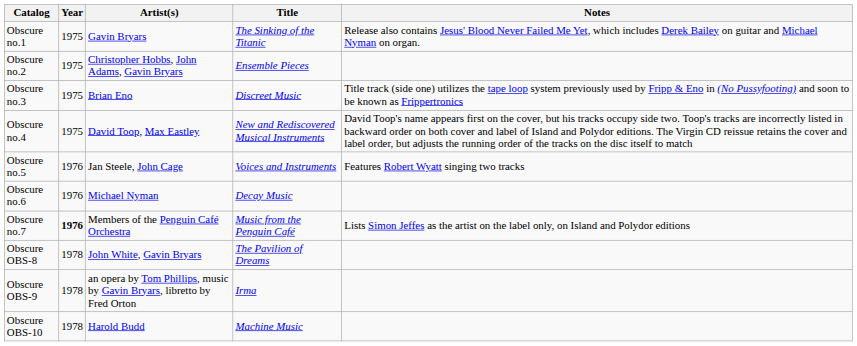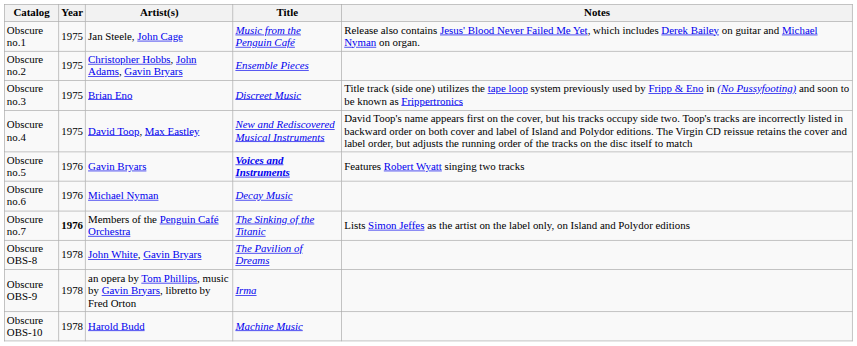(117, 36) Gavin Bryars -> (136, 36) Jan Steele, John Cage
(275, 36) The Sinking of the Titanic -> (268, 36) Music from the Penguin Café
(136, 166) Jan Steele, John Cage -> (117, 166) Gavin Bryars
(286, 166) normal -> (263, 166) bold
(268, 225) Music from the Penguin Café -> (275, 225) The Sinking of the Titanic
